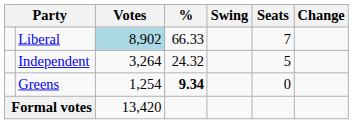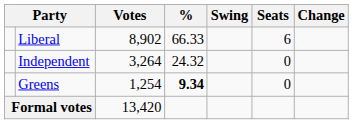(145, 38) lightblue background -> (145, 38) no background
(287, 38) 7 -> (287, 38) 6
(287, 61) 5 -> (287, 61) 0
